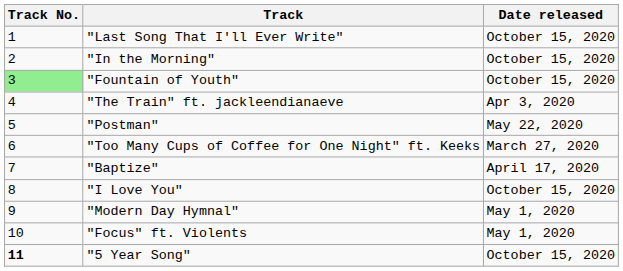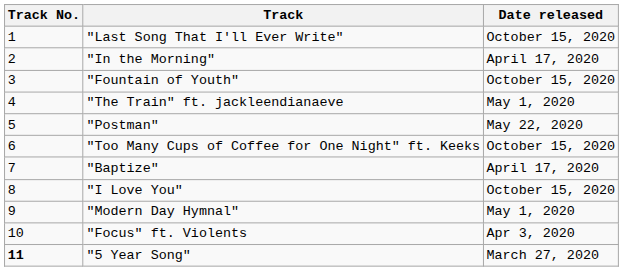(551, 59) October 15, 2020 -> (543, 59) April 17, 2020
(12, 81) lightgreen background -> (12, 81) no background
(531, 103) Apr 3, 2020 -> (531, 103) May 1, 2020
(543, 146) March 27, 2020 -> (551, 146) October 15, 2020
(531, 234) May 1, 2020 -> (531, 234) Apr 3, 2020
(551, 255) October 15, 2020 -> (543, 255) March 27, 2020
